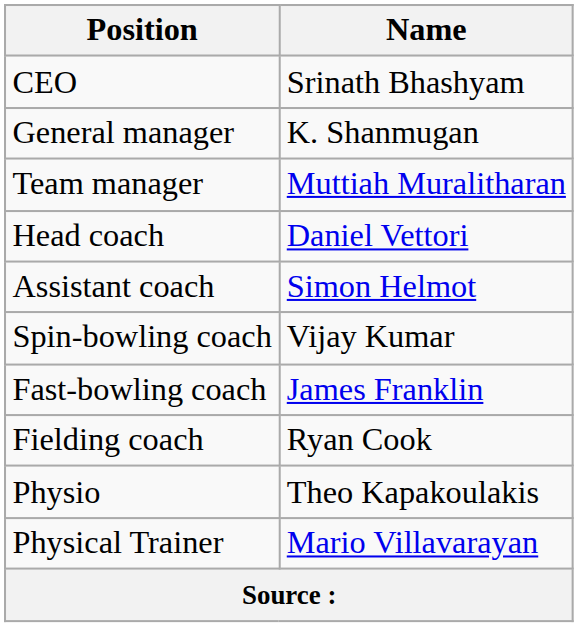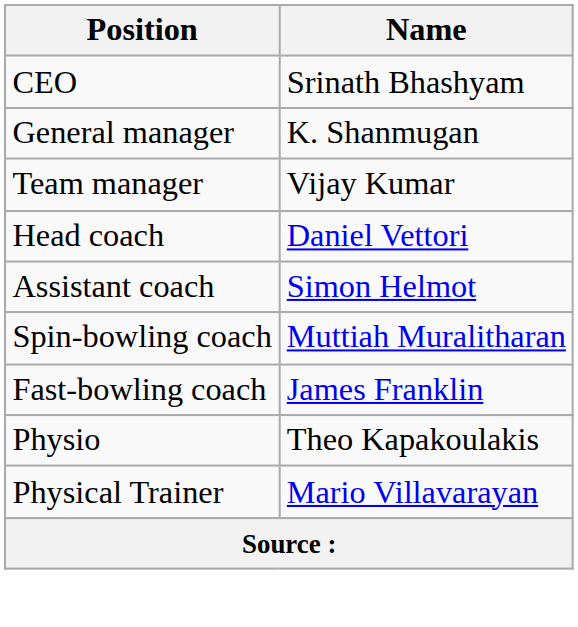(426, 183) Muttiah Muralitharan -> (371, 183) Vijay Kumar
(371, 337) Vijay Kumar -> (426, 337) Muttiah Muralitharan
- row: (108, 440)
